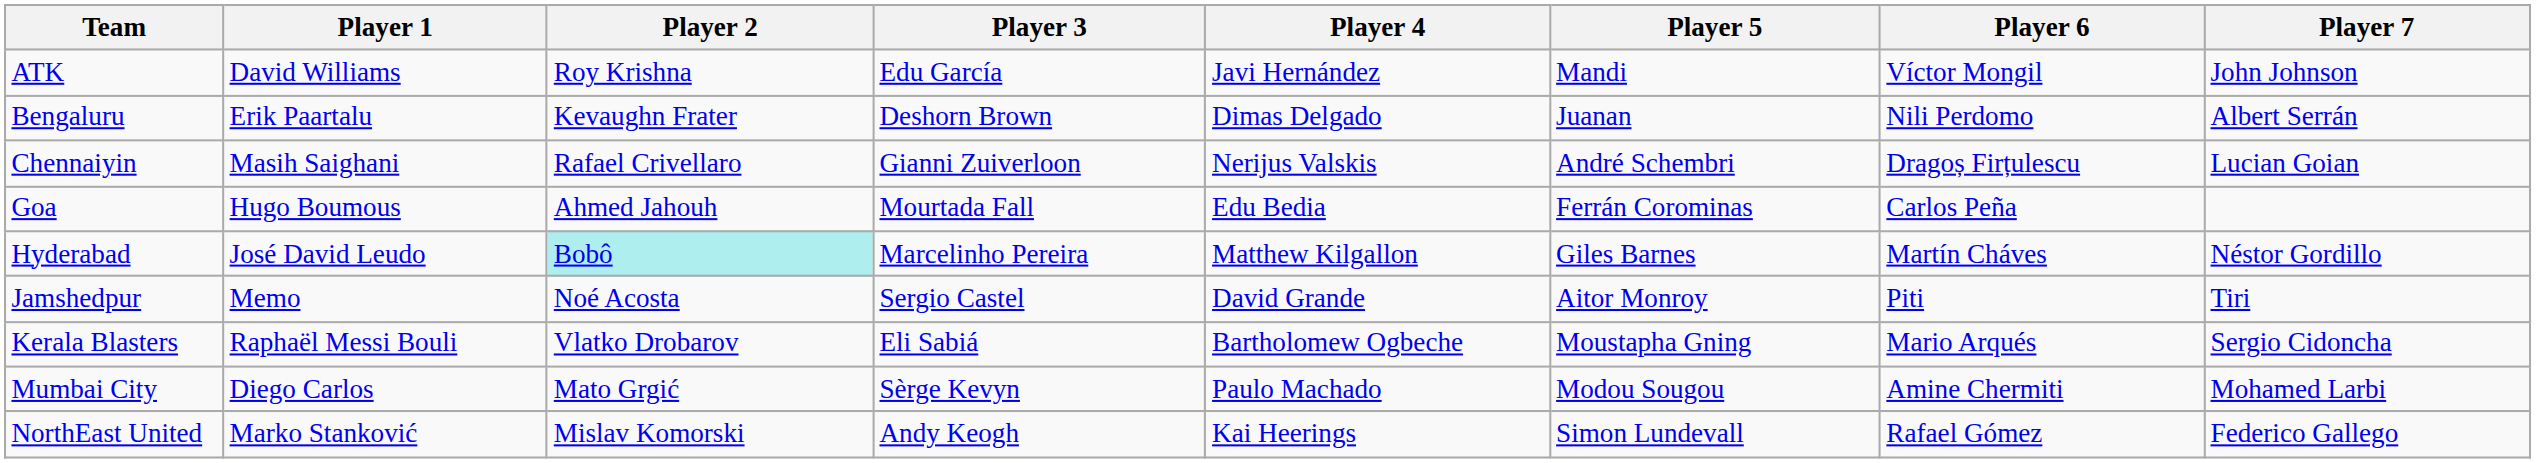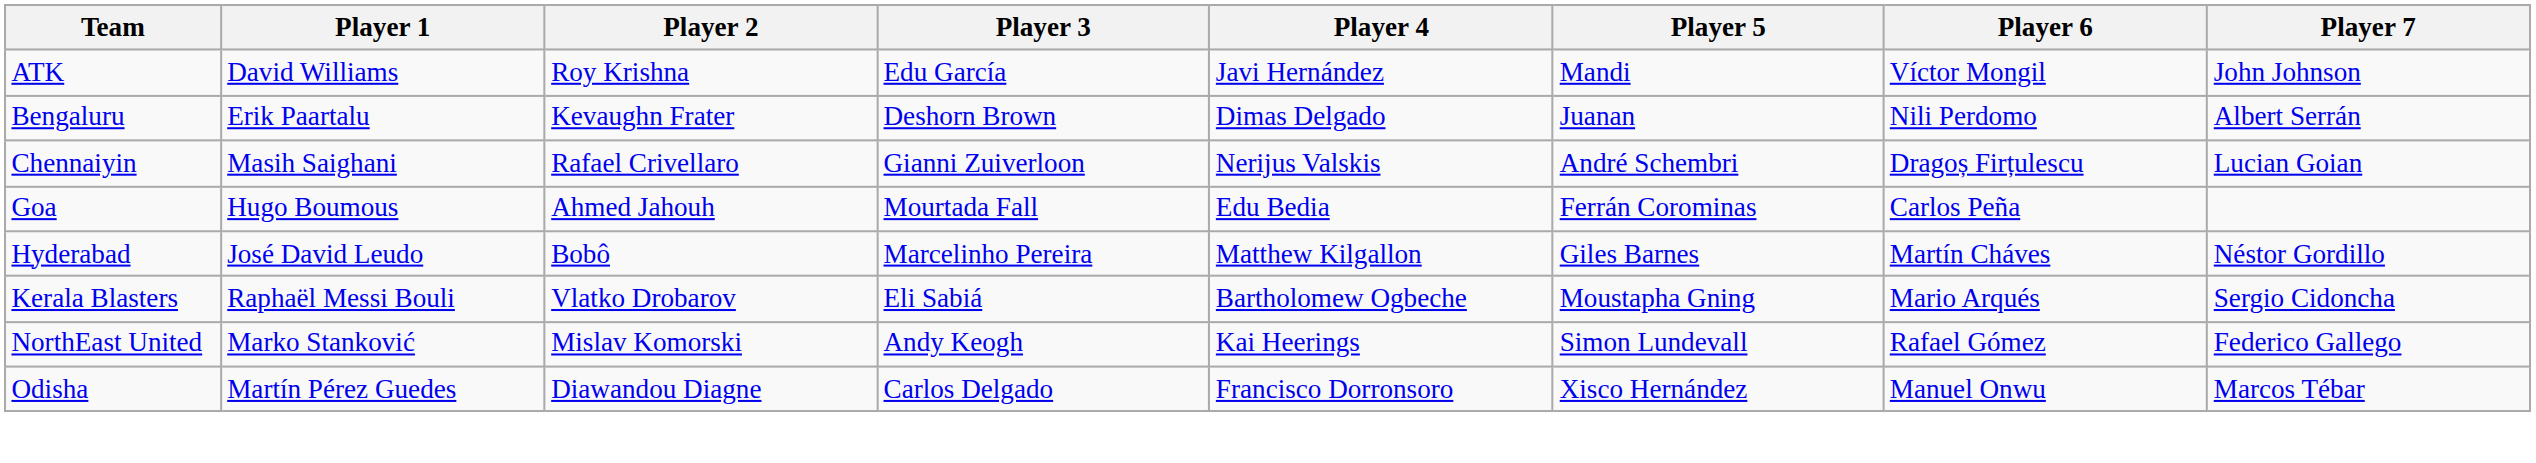(583, 253) paleturquoise background -> (581, 253) no background
- row: (76, 298)
- row: (84, 389)
+ row: (50, 389)
